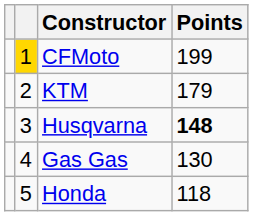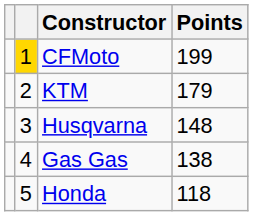(195, 125) bold -> (195, 125) normal
(195, 160) 130 -> (195, 160) 138
